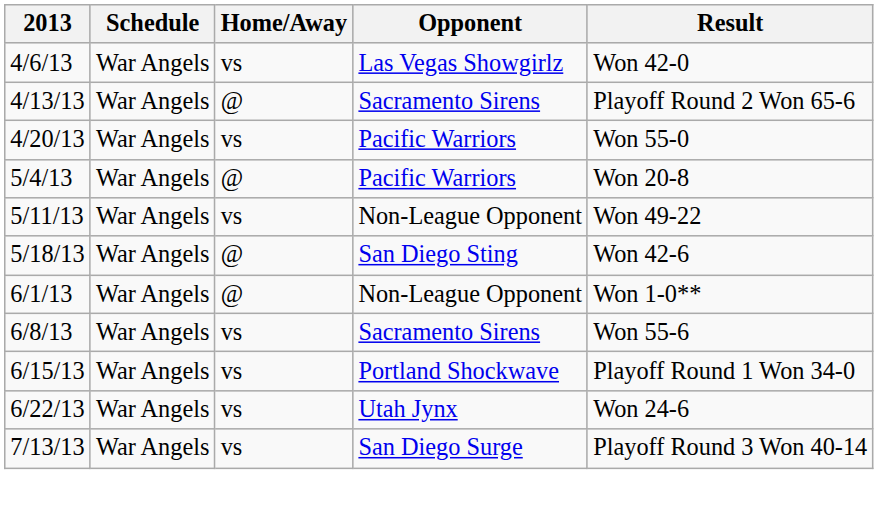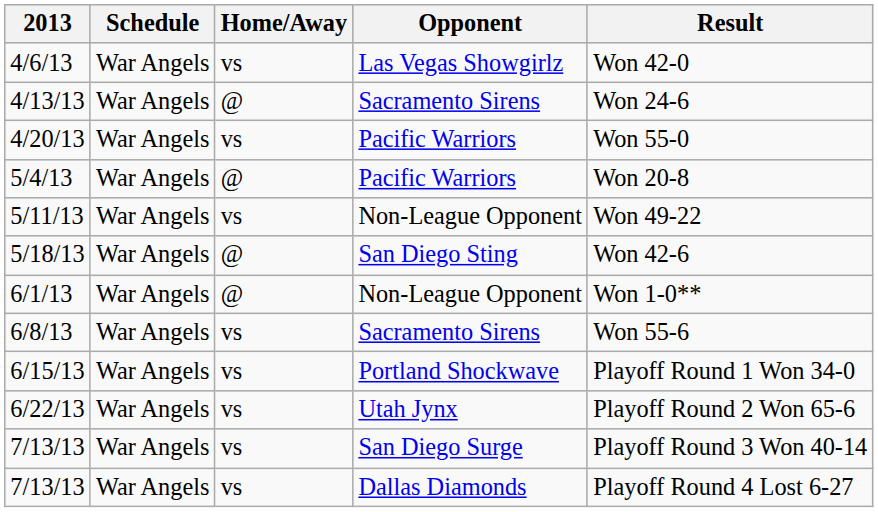(724, 100) Playoff Round 2 Won 65-6 -> (641, 100) Won 24-6
(641, 409) Won 24-6 -> (724, 409) Playoff Round 2 Won 65-6
+ row: (48, 486)
